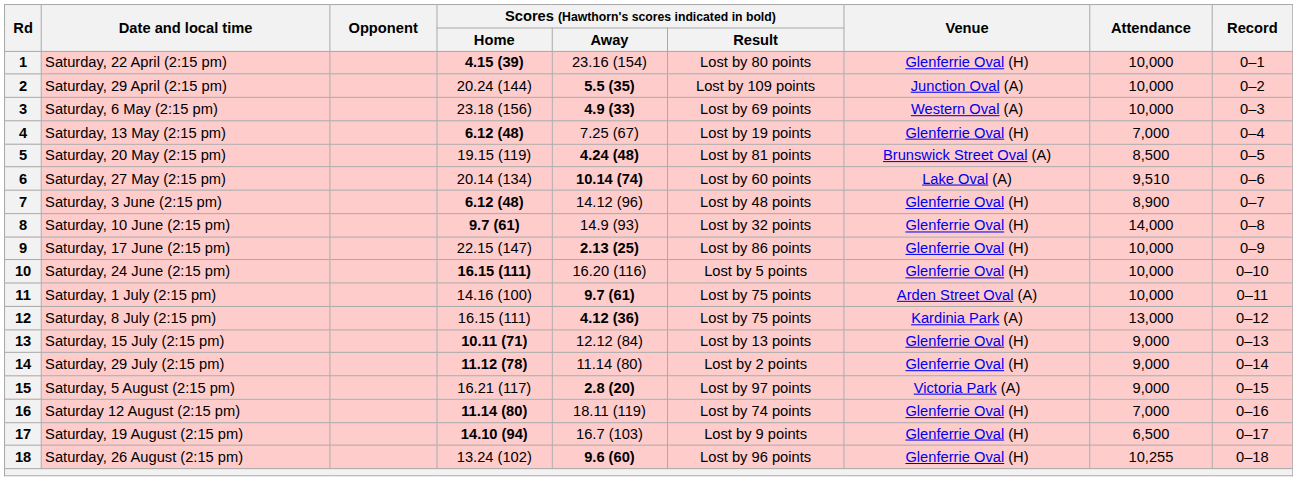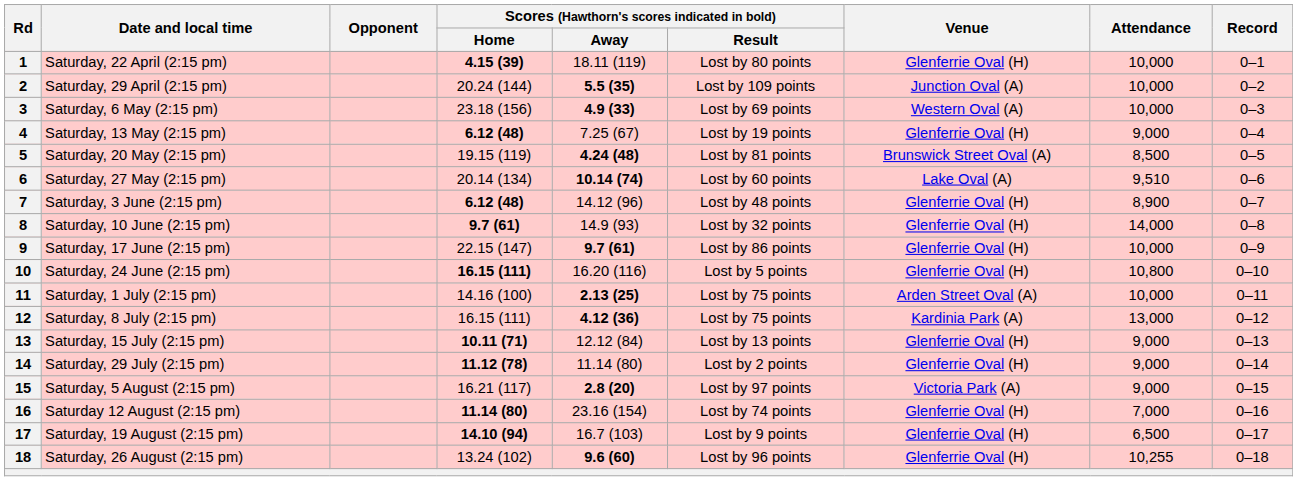(609, 63) 23.16 (154) -> (609, 63) 18.11 (119)
(1151, 133) 7,000 -> (1151, 133) 9,000
(609, 249) 2.13 (25) -> (609, 249) 9.7 (61)
(1151, 272) 10,000 -> (1151, 272) 10,800
(609, 295) 9.7 (61) -> (609, 295) 2.13 (25)
(609, 411) 18.11 (119) -> (609, 411) 23.16 (154)
